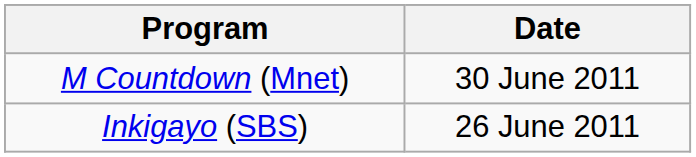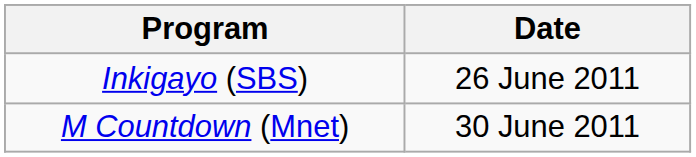rows swapped: (205, 126) <-> (205, 77)
